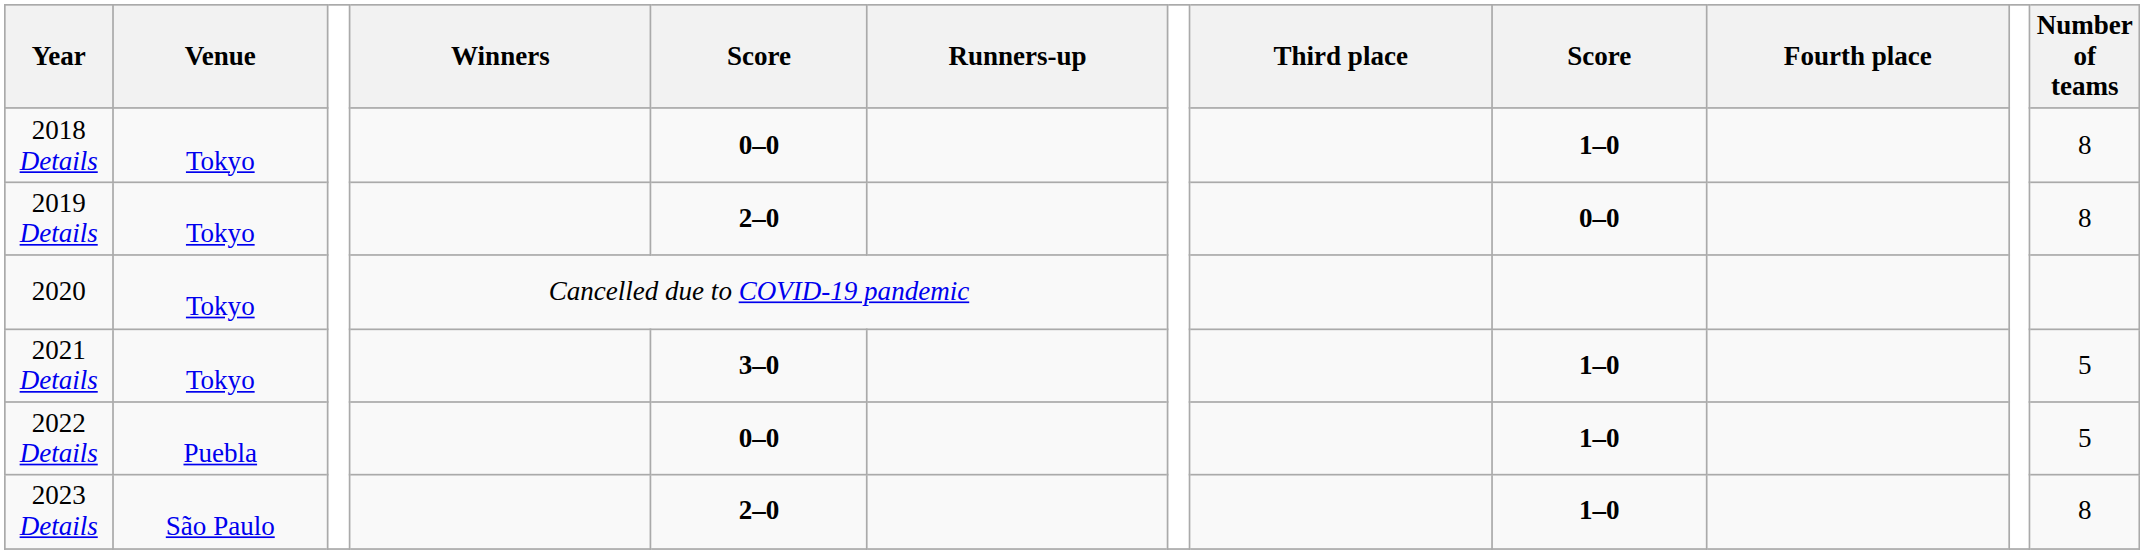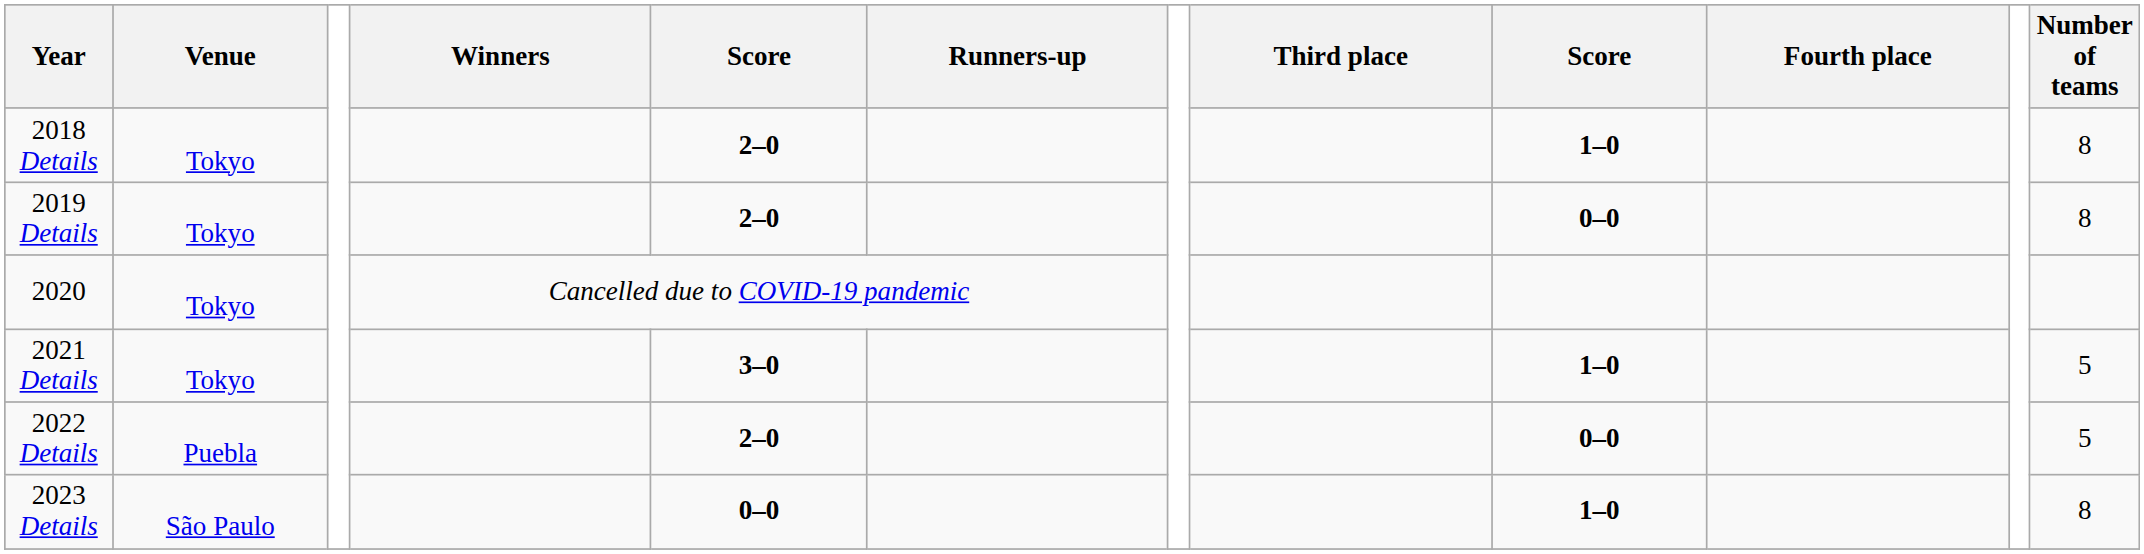(759, 144) 0–0 -> (759, 144) 2–0
(759, 438) 0–0 -> (759, 438) 2–0
(1599, 438) 1–0 -> (1599, 438) 0–0
(759, 511) 2–0 -> (759, 511) 0–0
